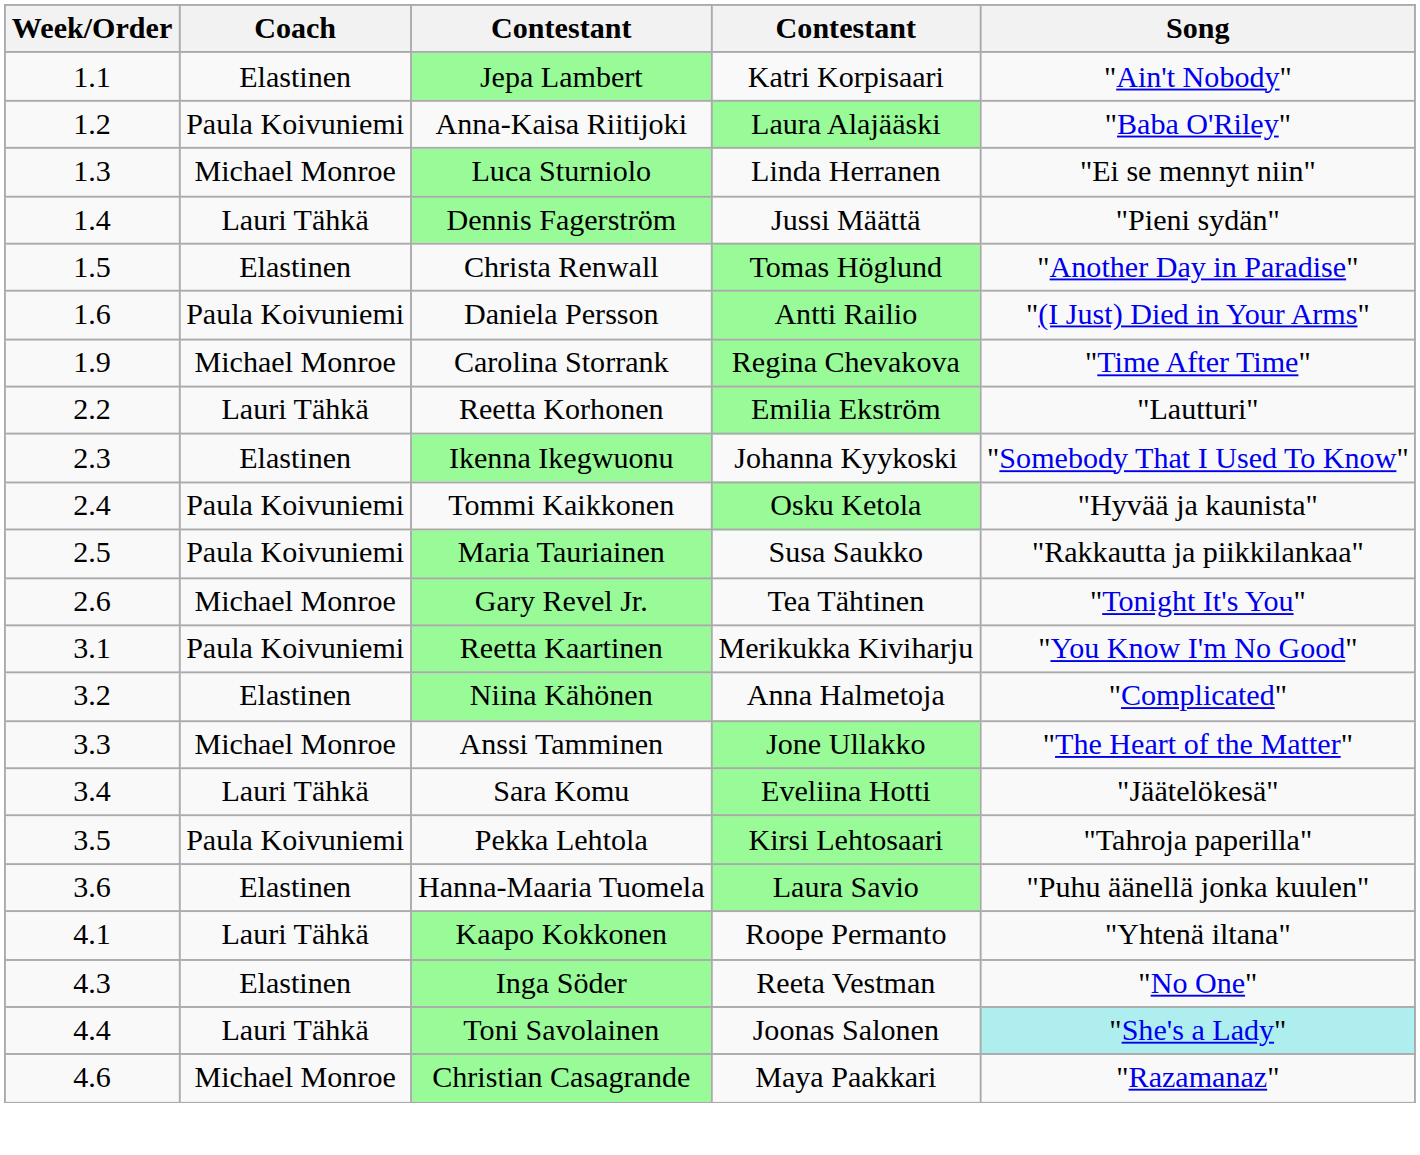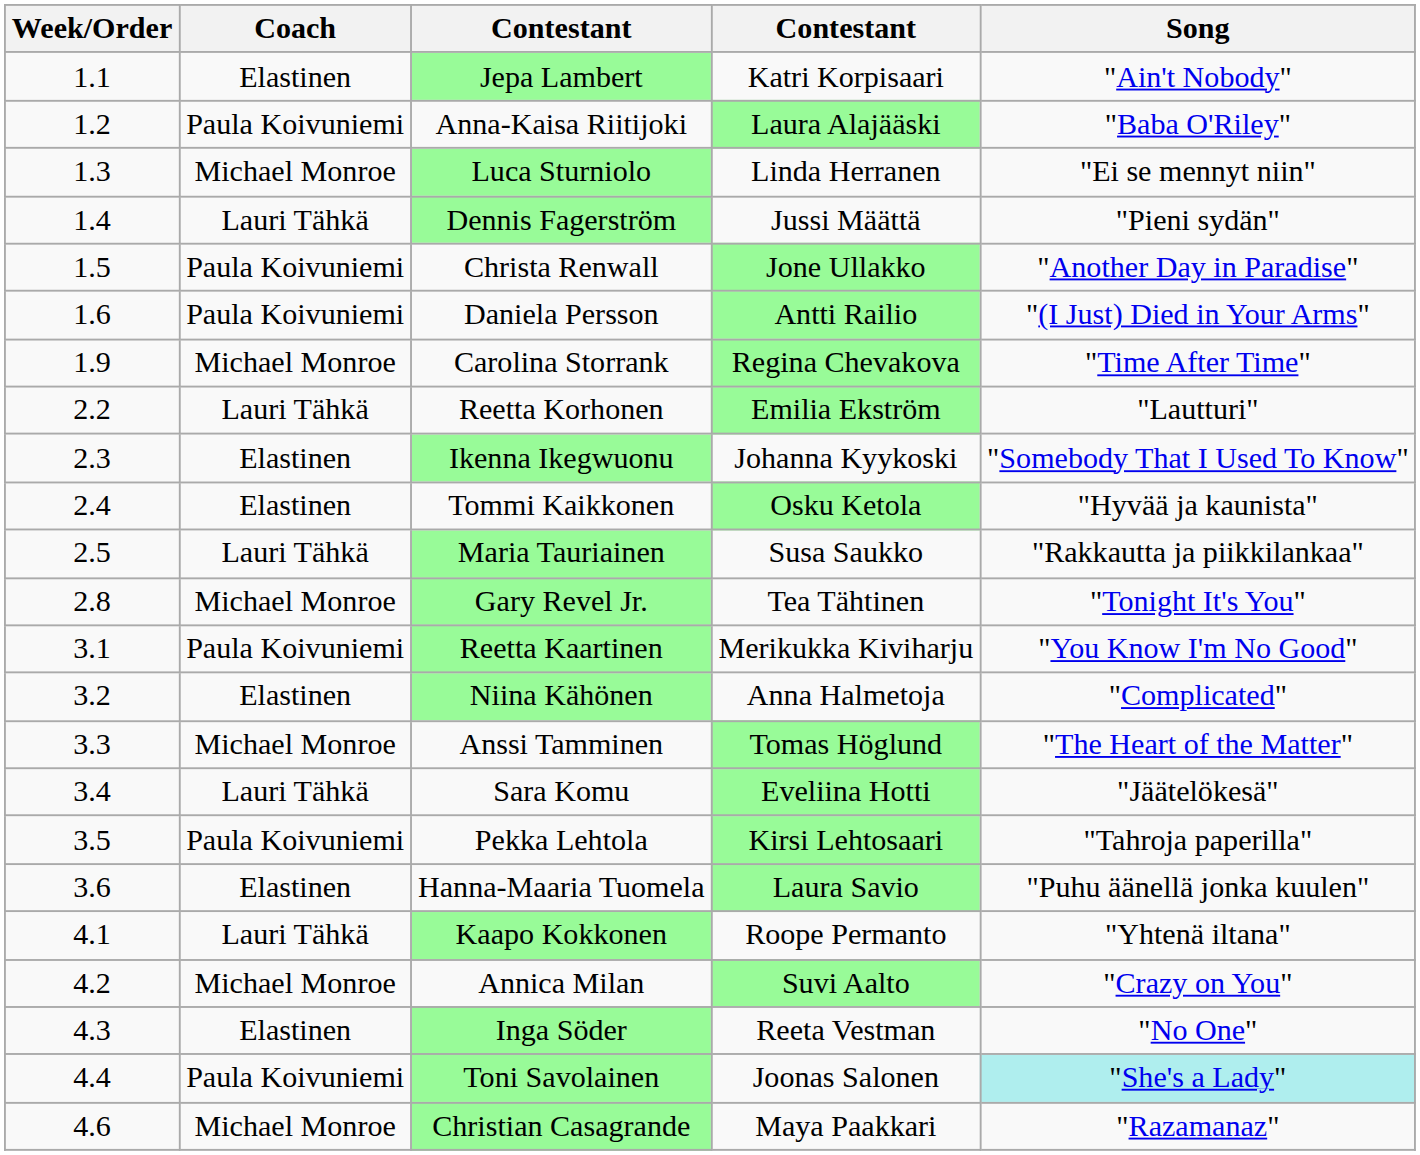(295, 266) Elastinen -> (295, 266) Paula Koivuniemi
(846, 266) Tomas Höglund -> (846, 266) Jone Ullakko
(295, 505) Paula Koivuniemi -> (295, 505) Elastinen
(295, 553) Paula Koivuniemi -> (295, 553) Lauri Tähkä
(92, 600) 2.6 -> (92, 600) 2.8
(846, 743) Jone Ullakko -> (846, 743) Tomas Höglund
+ row: (561, 982)
(295, 1030) Lauri Tähkä -> (295, 1077) Paula Koivuniemi
